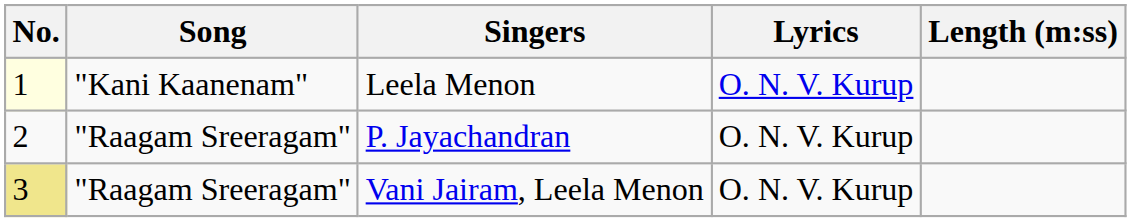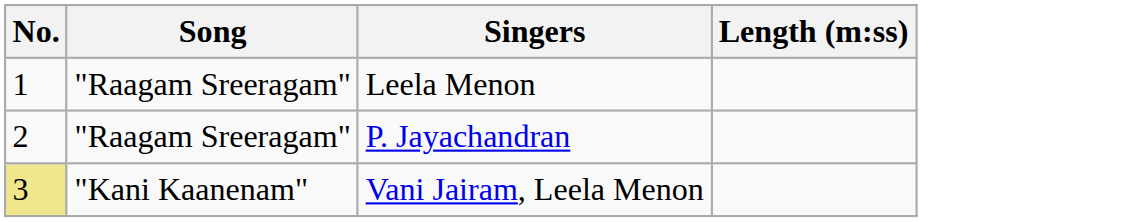- column: (816, 31)
(21, 84) lightyellow background -> (21, 84) no background
(191, 84) "Kani Kaanenam" -> (213, 84) "Raagam Sreeragam"
(213, 189) "Raagam Sreeragam" -> (191, 189) "Kani Kaanenam"
